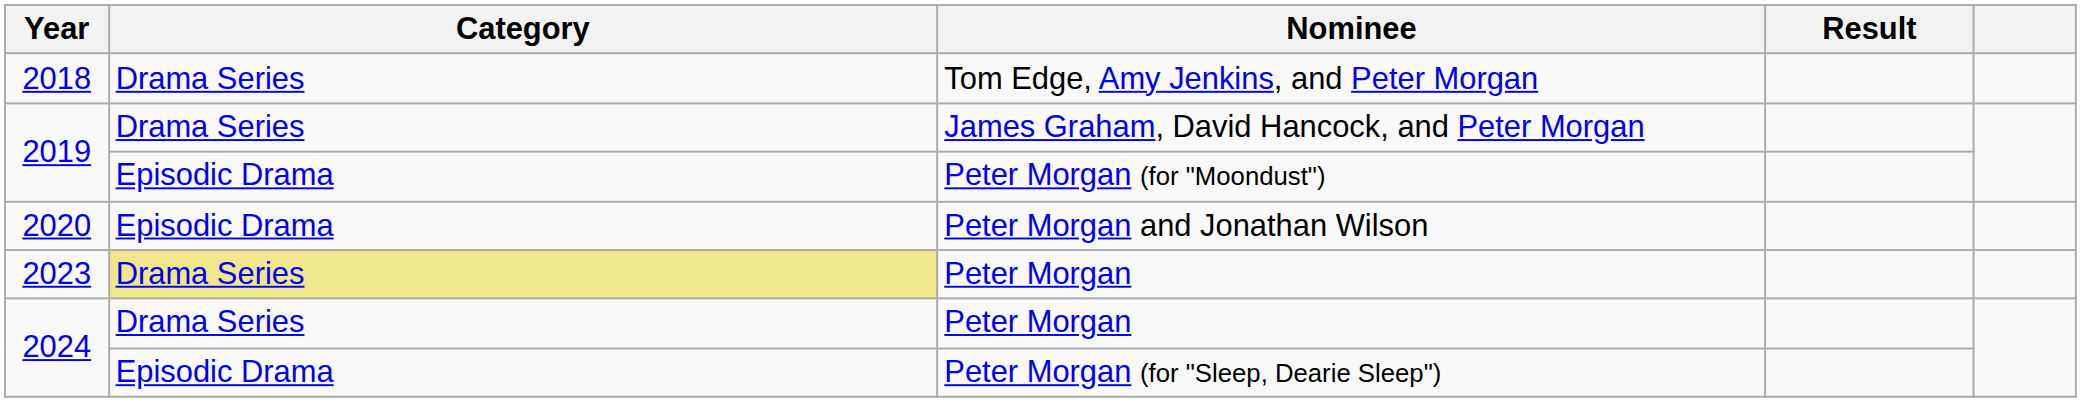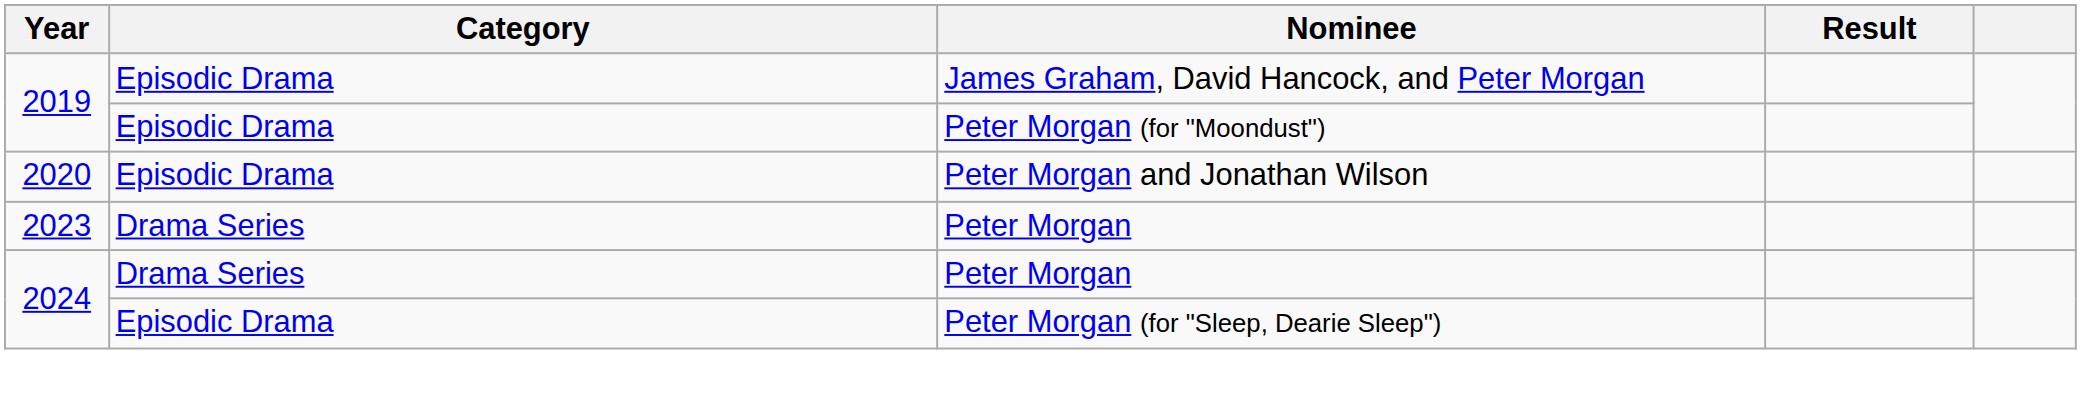- row: (57, 77)
(210, 126) Drama Series -> (225, 77) Episodic Drama
(210, 273) khaki background -> (210, 224) no background
